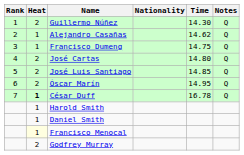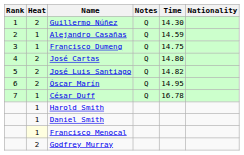columns swapped: (160, 11) <-> (226, 11)
(200, 35) 14.62 -> (172, 35) 14.59
(200, 72) 14.85 -> (172, 72) 14.82
(37, 96) bold -> (37, 96) normal
